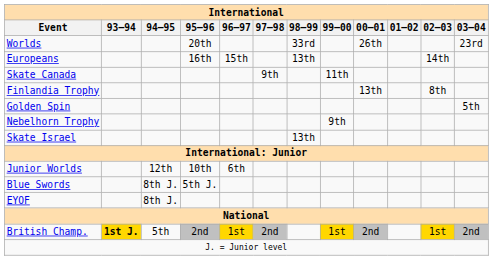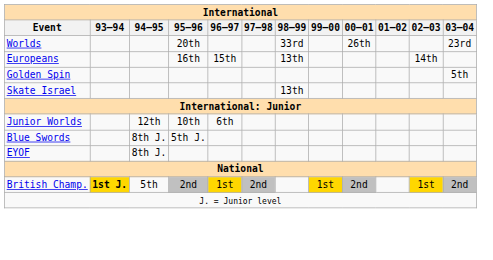- row: (41, 75)
- row: (53, 91)
- row: (53, 122)
